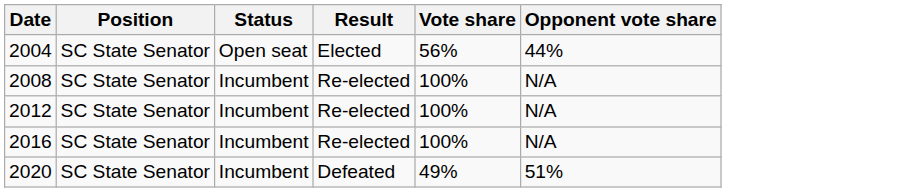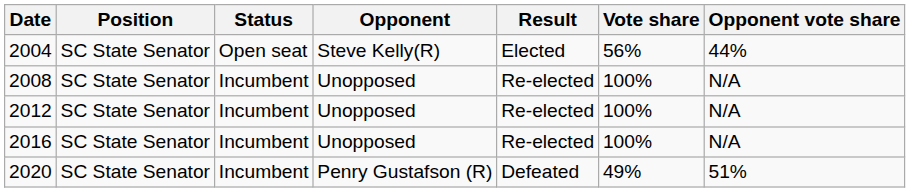+ column: (405, 19)
